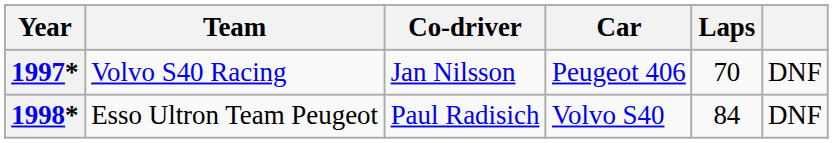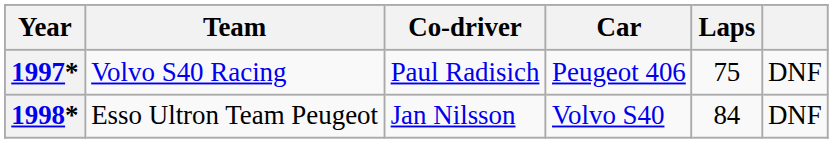(453, 71) Jan Nilsson -> (465, 71) Paul Radisich
(727, 71) 70 -> (727, 71) 75
(465, 115) Paul Radisich -> (453, 115) Jan Nilsson
